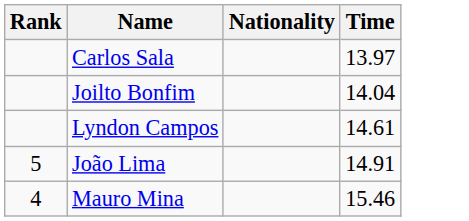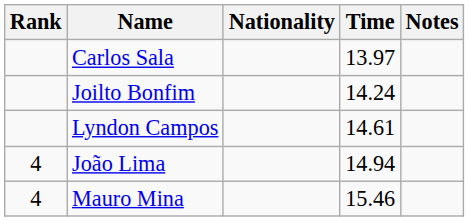+ column: (432, 22)
(370, 92) 14.04 -> (370, 92) 14.24
(36, 163) 5 -> (36, 163) 4
(370, 163) 14.91 -> (370, 163) 14.94
